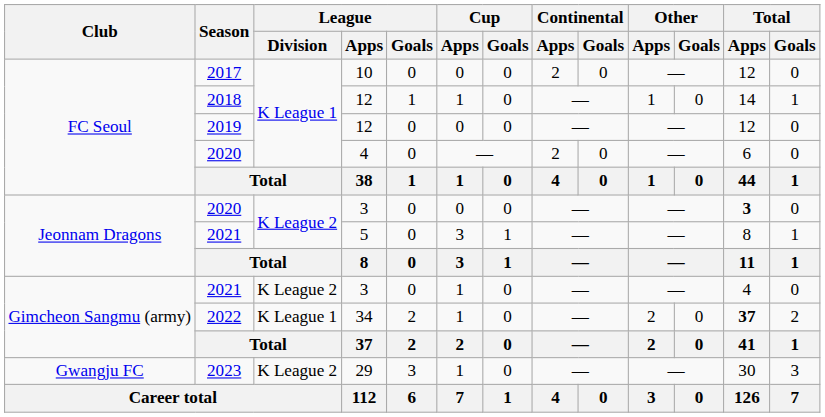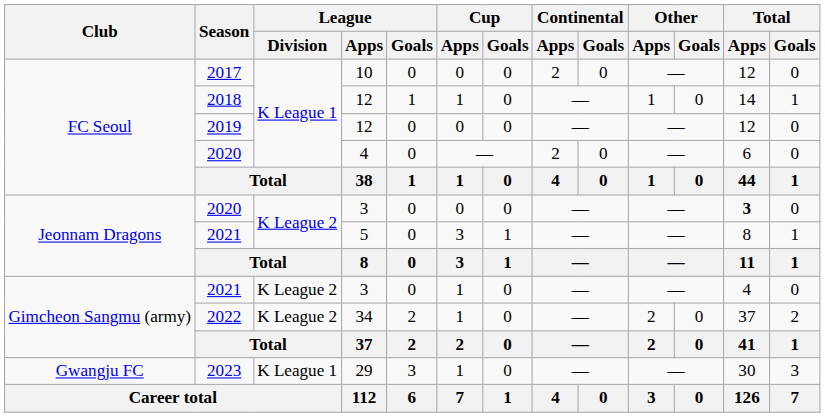(297, 316) K League 1 -> (297, 316) K League 2
(747, 316) bold -> (747, 316) normal
(297, 371) K League 2 -> (297, 371) K League 1
